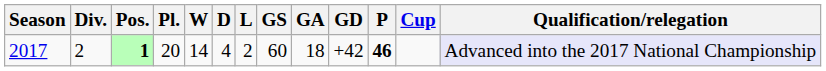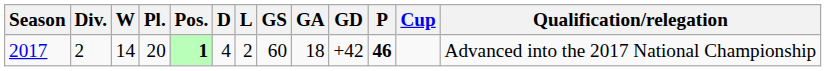columns swapped: (133, 19) <-> (199, 19)
(630, 50) lavender background -> (630, 50) no background
